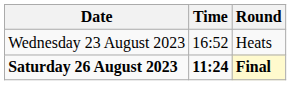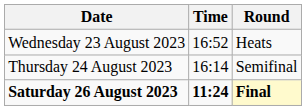+ row: (90, 67)
